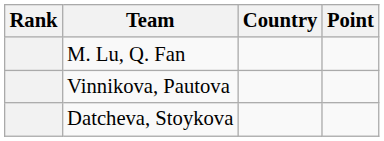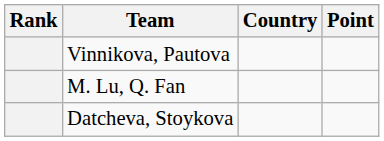rows swapped: (126, 53) <-> (148, 86)
